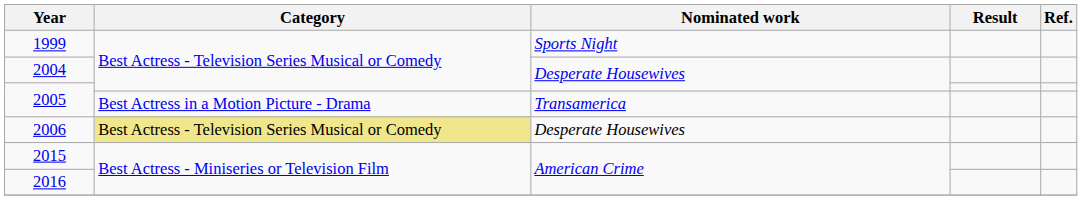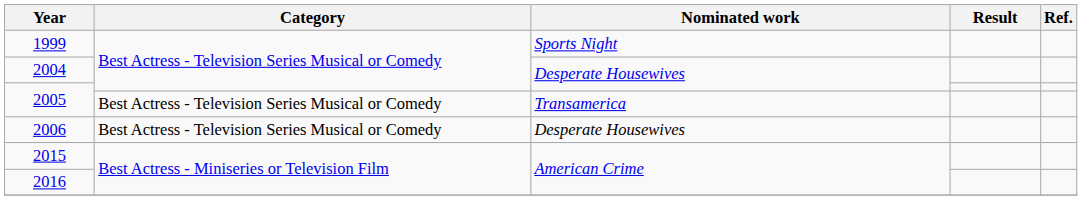(234, 103) Best Actress in a Motion Picture - Drama -> (270, 103) Best Actress - Television Series Musical or Comedy
(270, 129) khaki background -> (270, 129) no background
